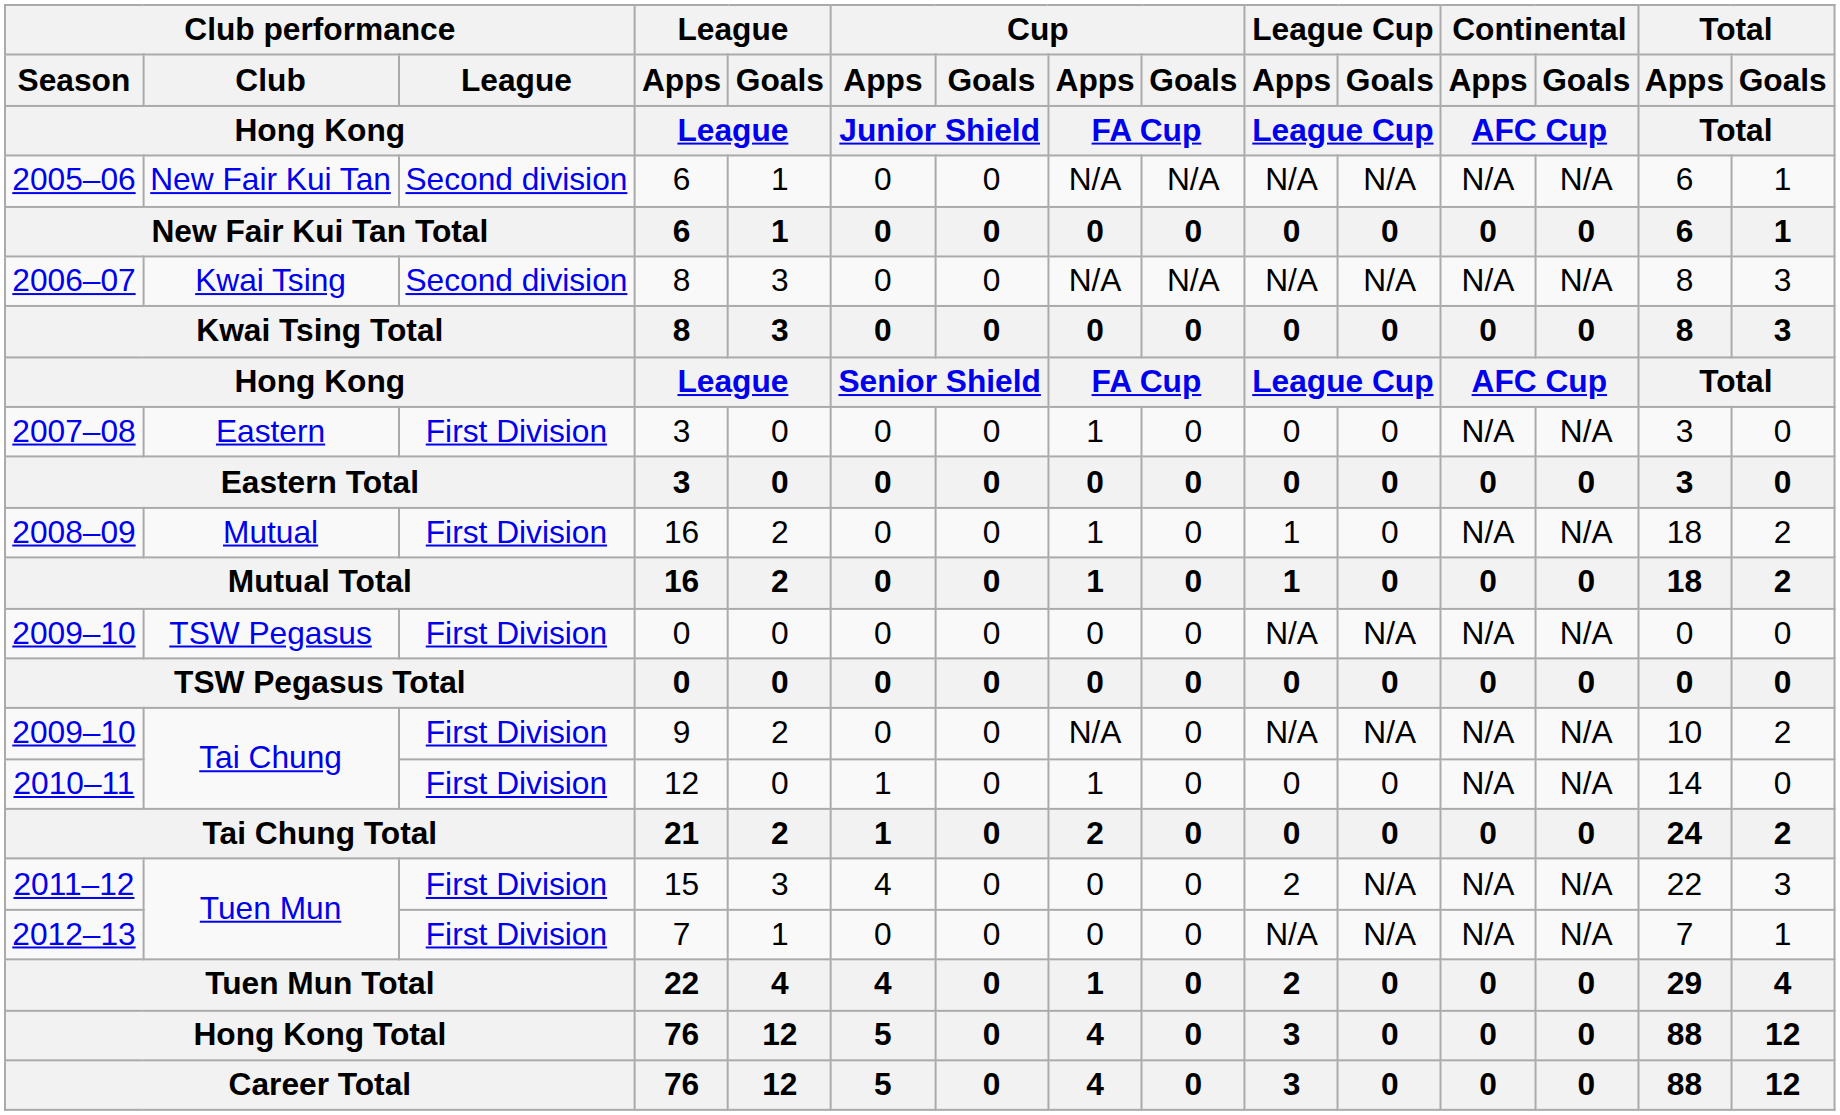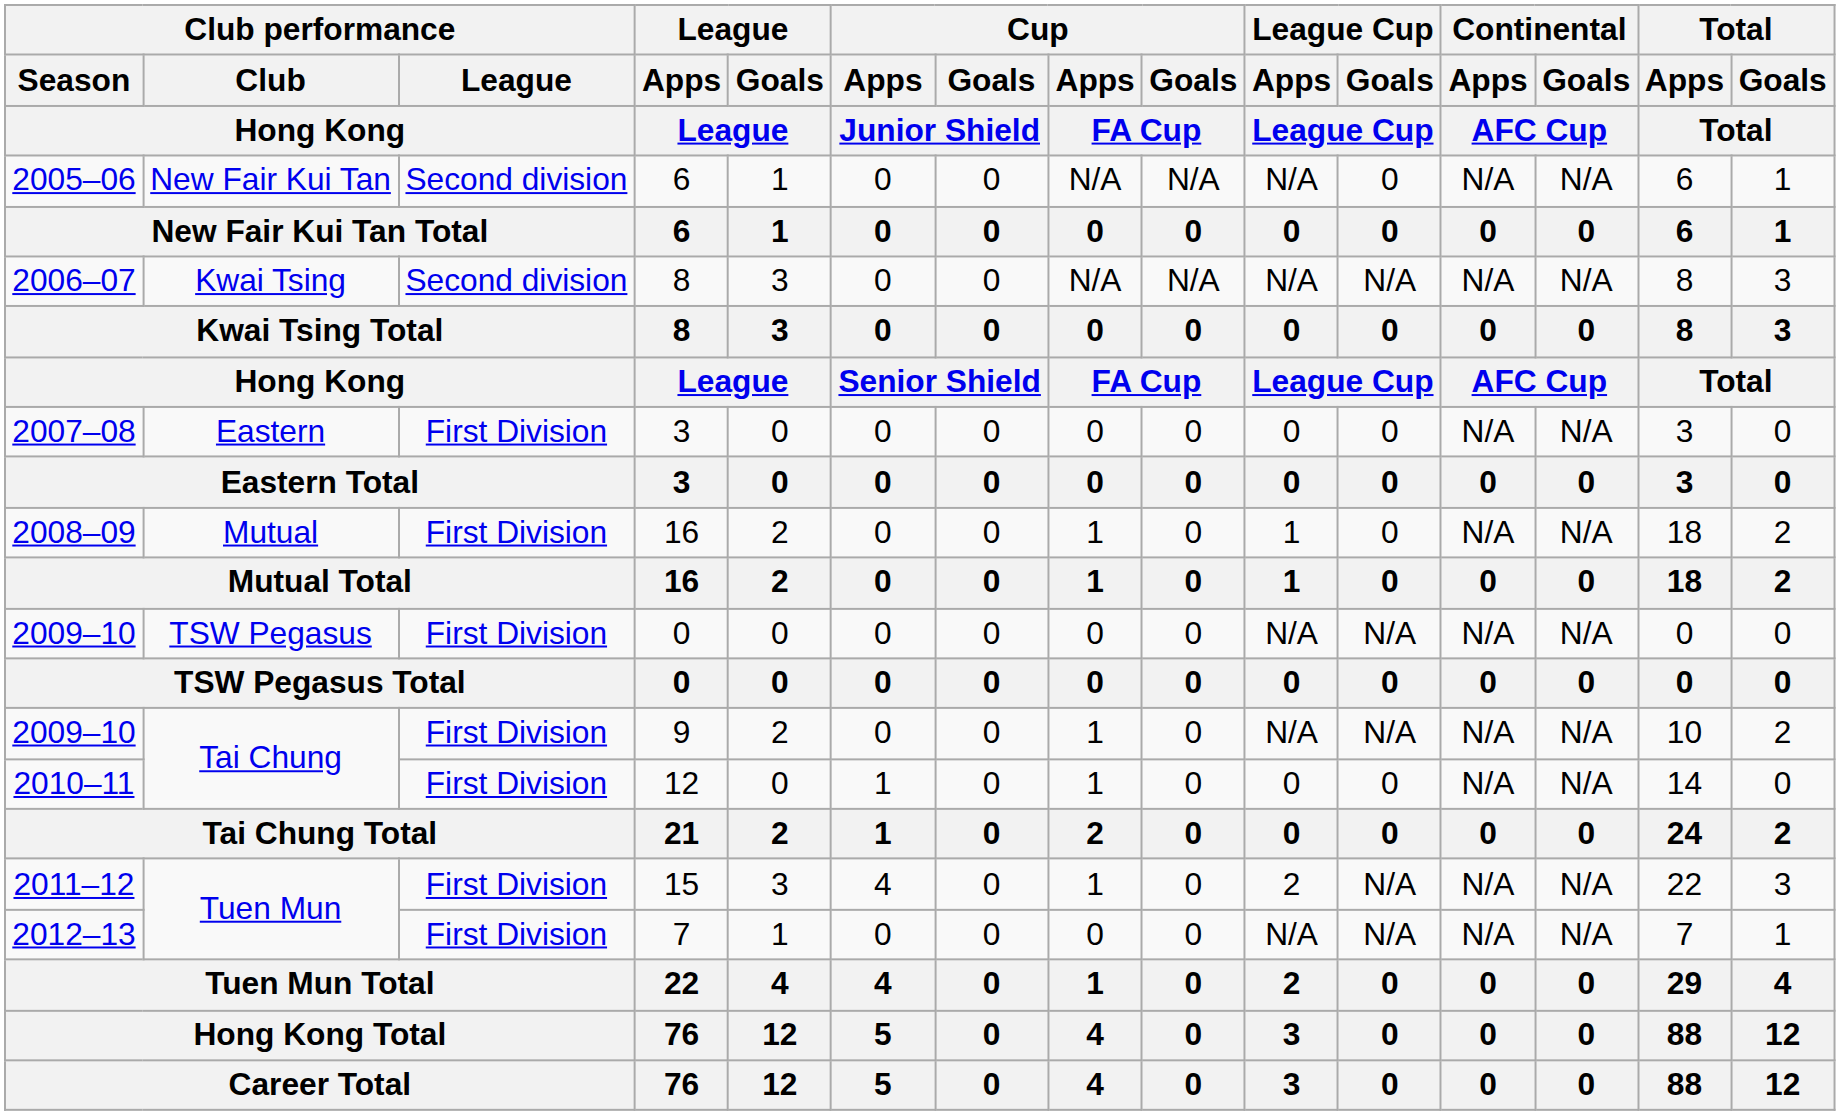(1390, 180) N/A -> (1390, 180) 0
(1095, 431) 1 -> (1095, 431) 0
(1095, 733) N/A -> (1095, 733) 1
(1095, 883) 0 -> (1095, 883) 1
